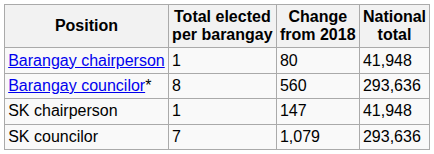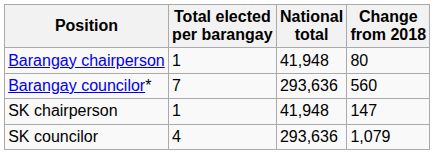columns swapped: (394, 26) <-> (318, 26)
(177, 85) 8 -> (177, 85) 7
(177, 136) 7 -> (177, 136) 4
